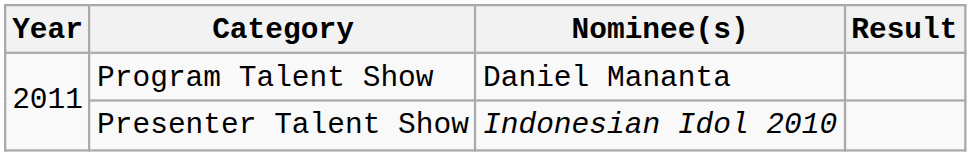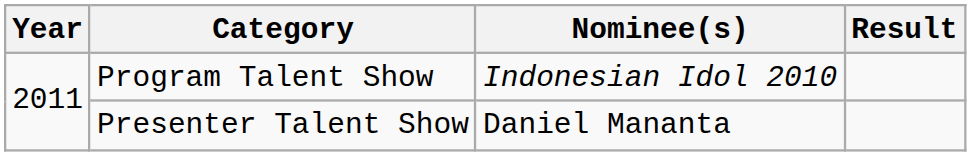(607, 77) Daniel Mananta -> (660, 77) Indonesian Idol 2010
(660, 125) Indonesian Idol 2010 -> (607, 125) Daniel Mananta
